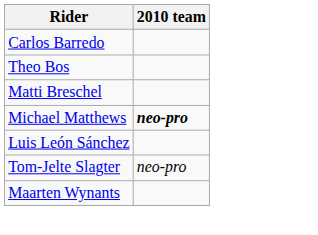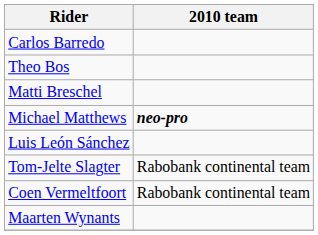(162, 167) neo-pro -> (224, 167) Rabobank continental team
+ row: (67, 192)
